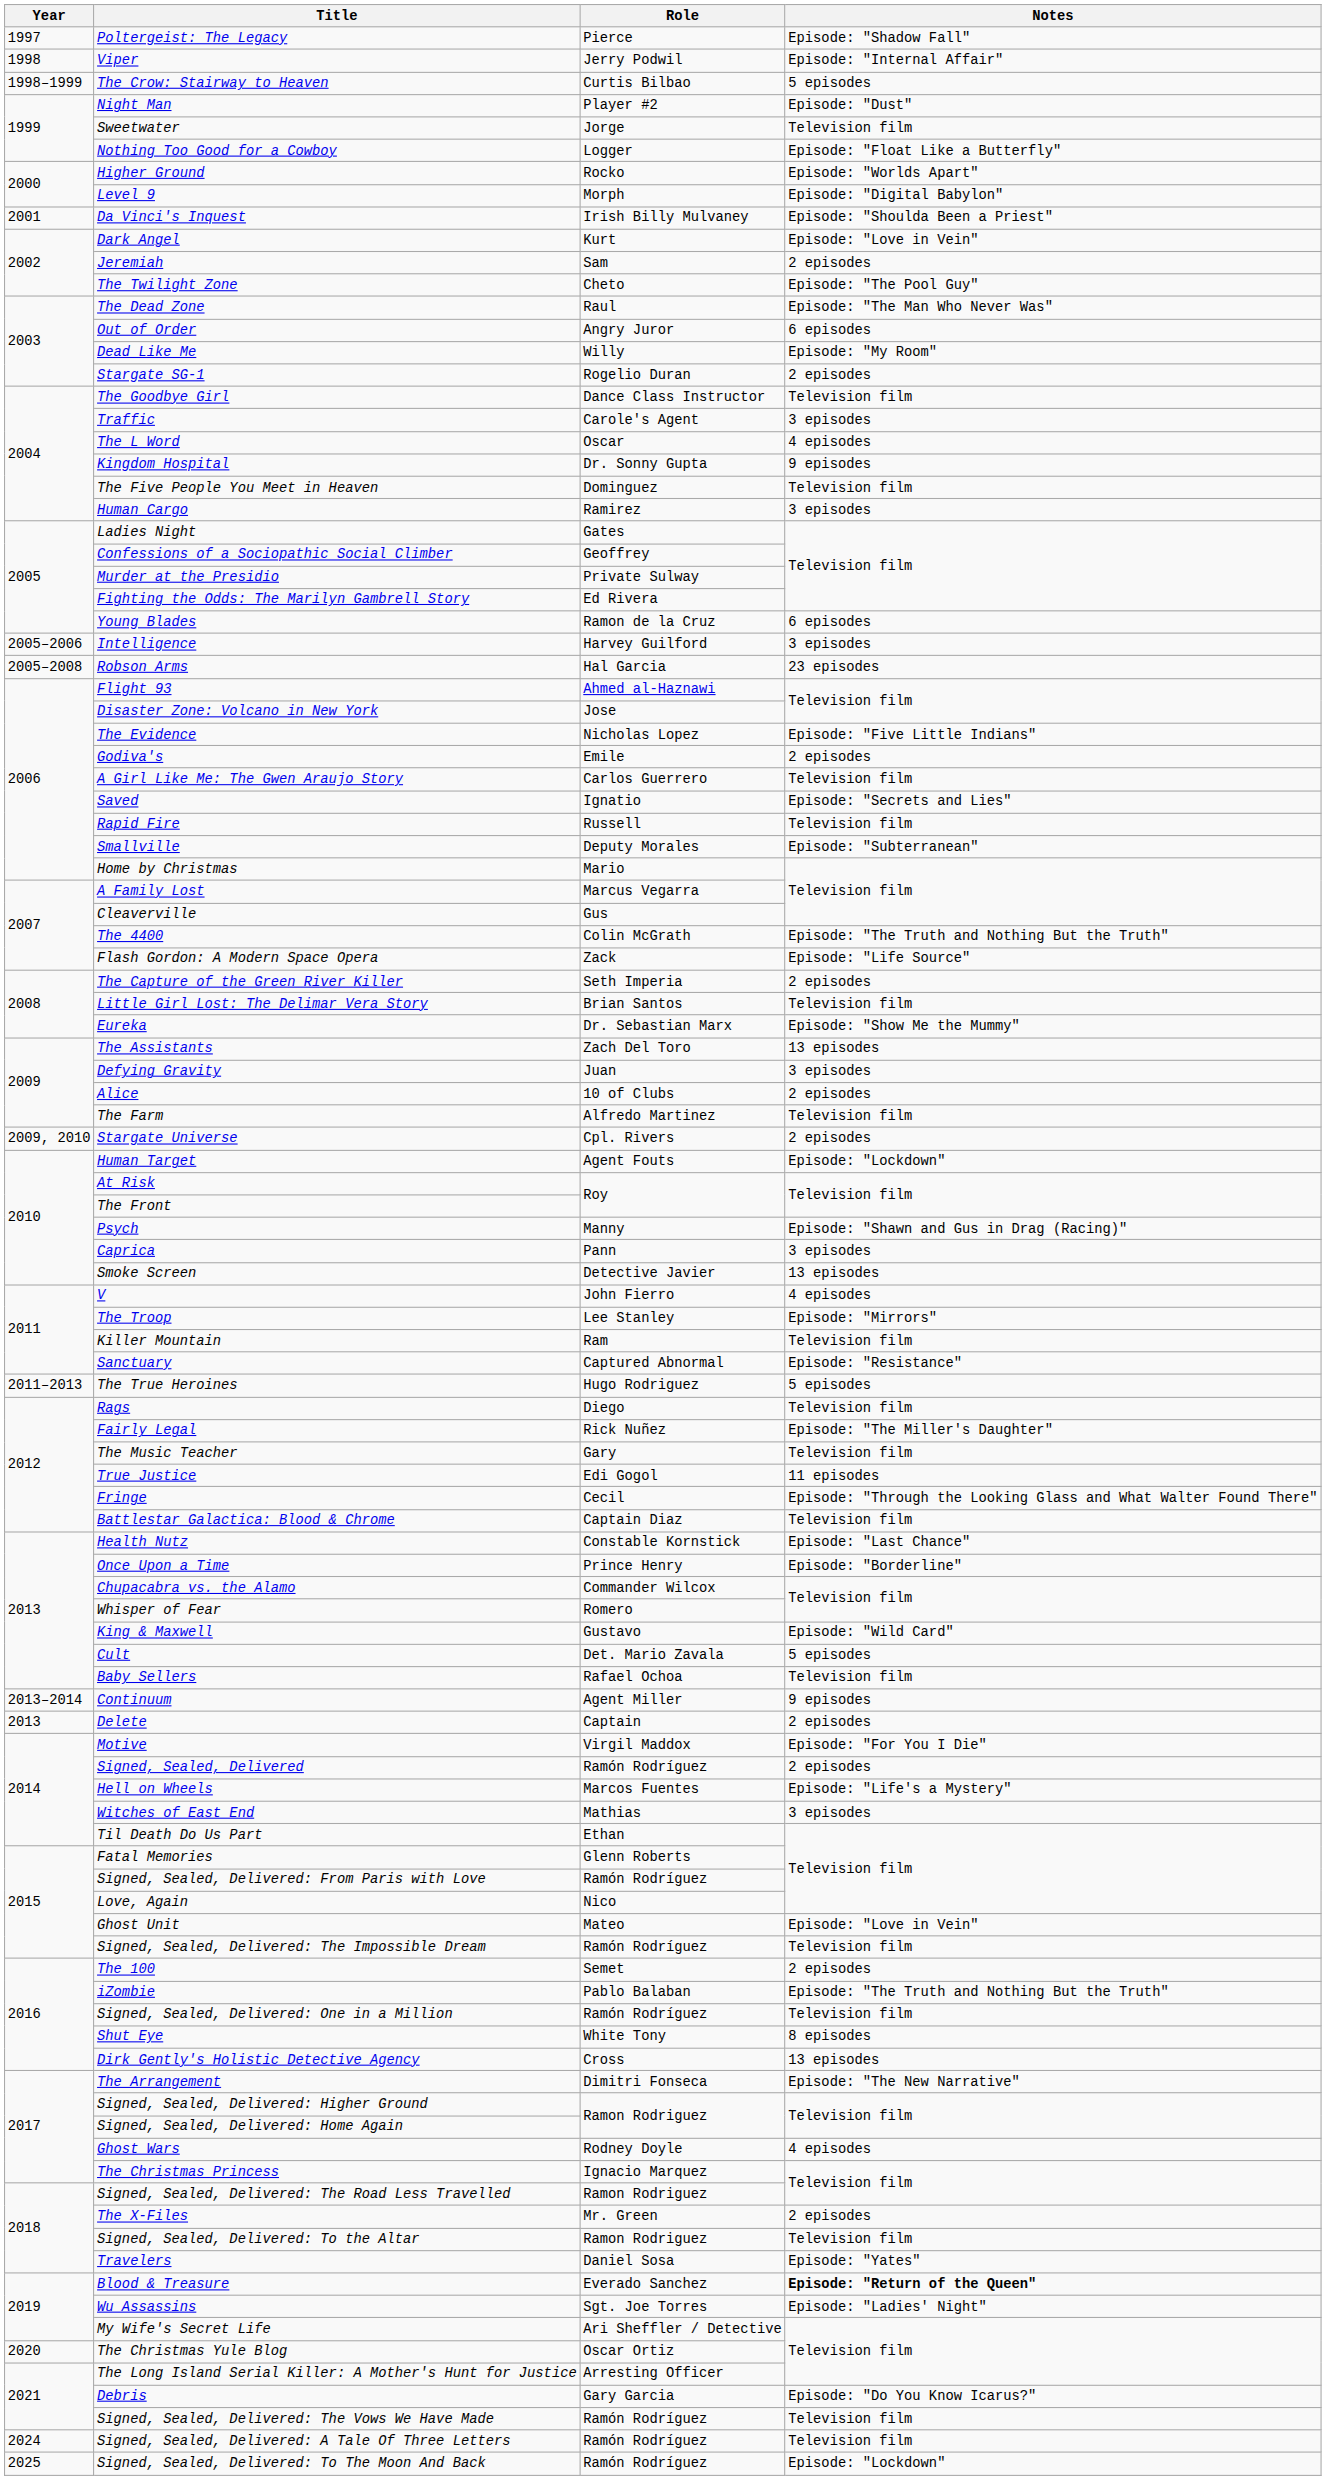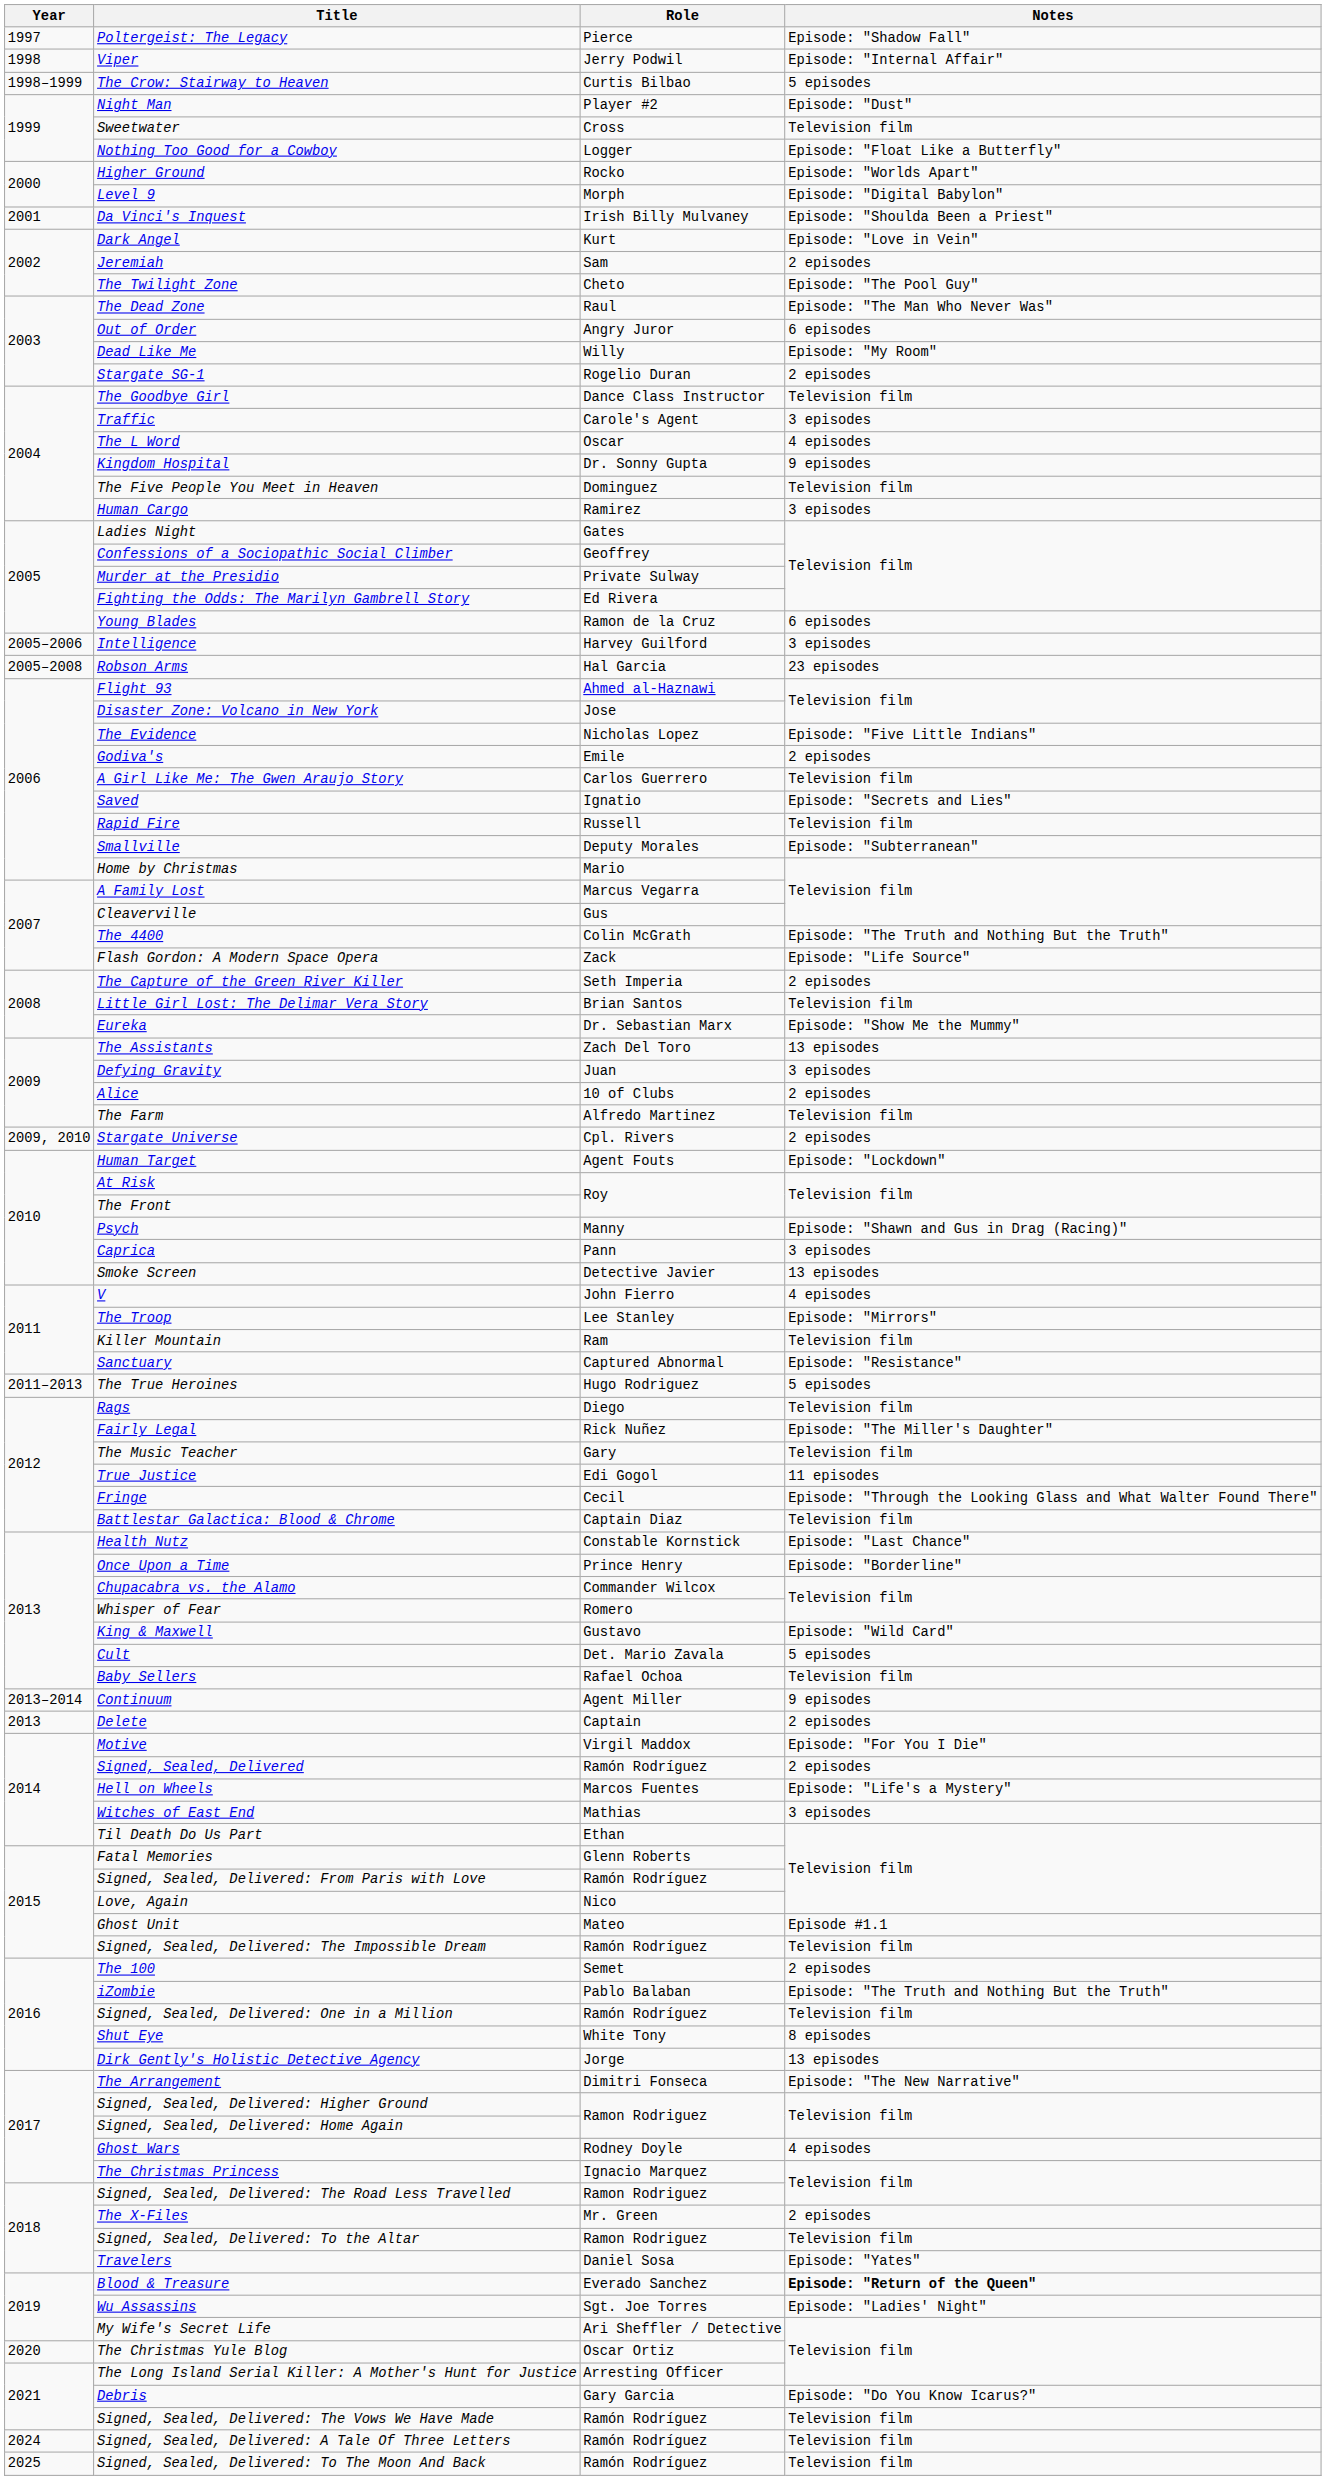(604, 128) Jorge -> (604, 128) Cross
(883, 1925) Episode: "Love in Vein" -> (838, 1925) Episode #1.1
(604, 2060) Cross -> (604, 2060) Jorge
(867, 2464) Episode: "Lockdown" -> (850, 2464) Television film
